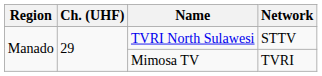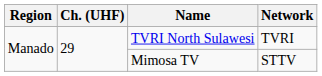(279, 37) STTV -> (277, 37) TVRI
(277, 60) TVRI -> (279, 60) STTV
